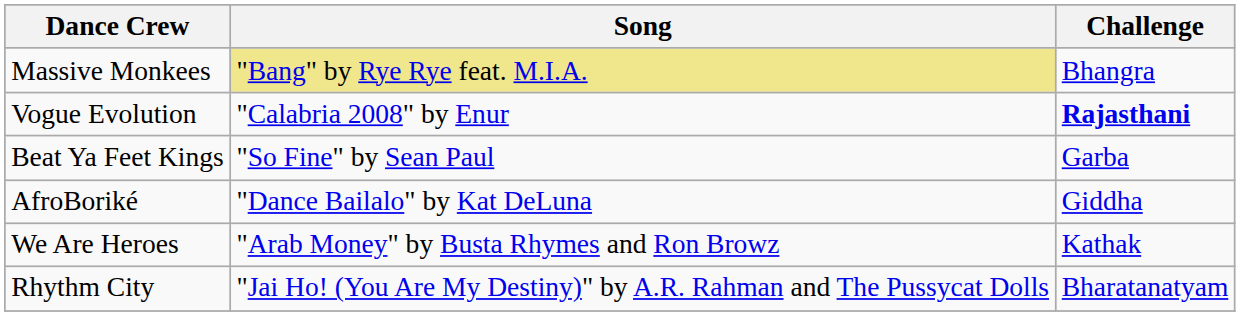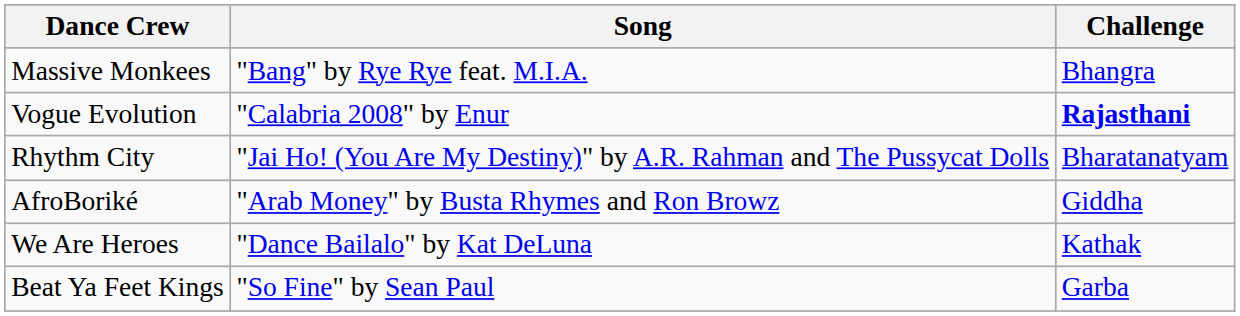(412, 69) khaki background -> (412, 69) no background
rows swapped: (83, 288) <-> (117, 157)
(414, 200) "Dance Bailalo" by Kat DeLuna -> (508, 200) "Arab Money" by Busta Rhymes and Ron Browz
(508, 244) "Arab Money" by Busta Rhymes and Ron Browz -> (414, 244) "Dance Bailalo" by Kat DeLuna
